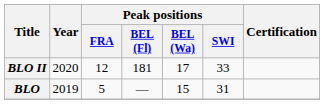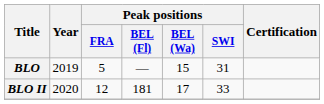rows swapped: (27, 88) <-> (27, 68)
